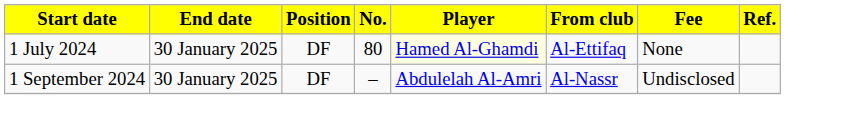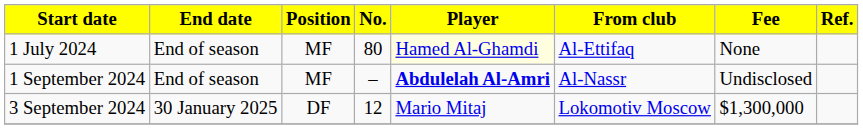(216, 49) 30 January 2025 -> (206, 49) End of season
(318, 49) DF -> (318, 49) MF
(216, 78) 30 January 2025 -> (206, 78) End of season
(318, 78) DF -> (318, 78) MF
(468, 78) normal -> (473, 78) bold
+ row: (77, 108)
